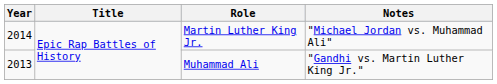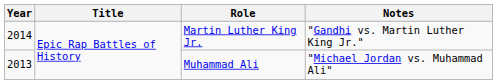(395, 36) "Michael Jordan vs. Muhammad Ali" -> (386, 36) "Gandhi vs. Martin Luther King Jr."
(386, 65) "Gandhi vs. Martin Luther King Jr." -> (395, 65) "Michael Jordan vs. Muhammad Ali"
